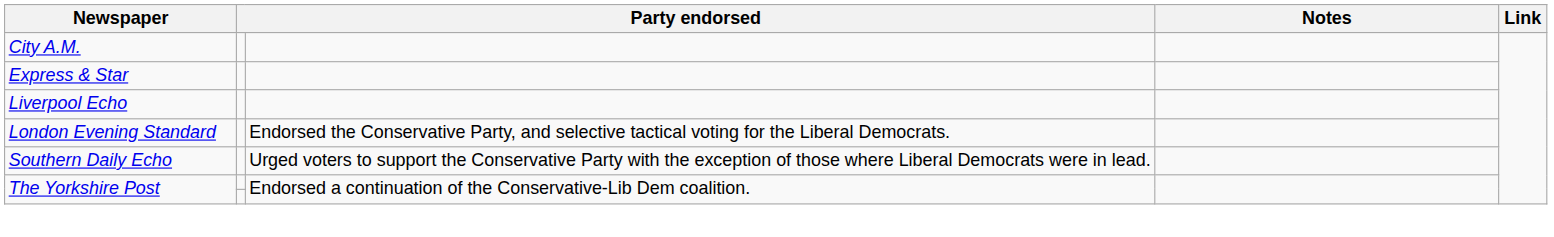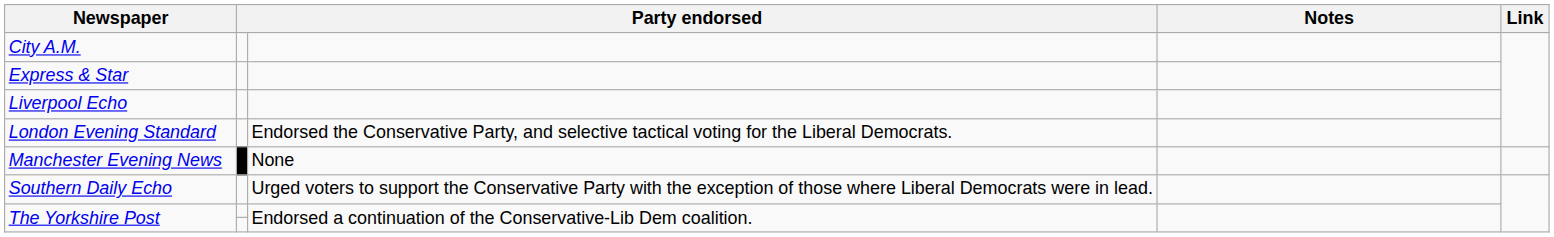+ row: (115, 160)
